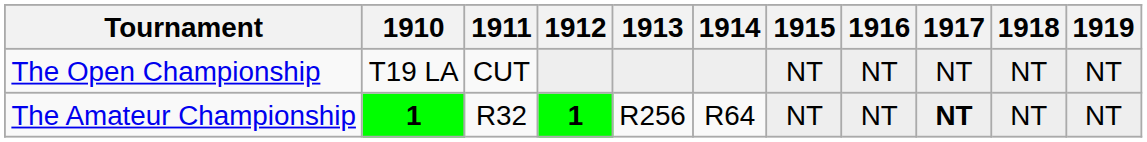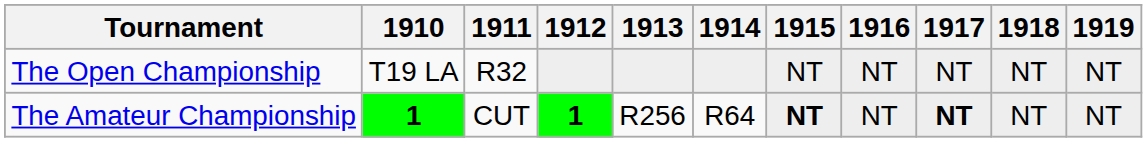(502, 71) CUT -> (502, 71) R32
(502, 115) R32 -> (502, 115) CUT
(804, 115) normal -> (804, 115) bold
